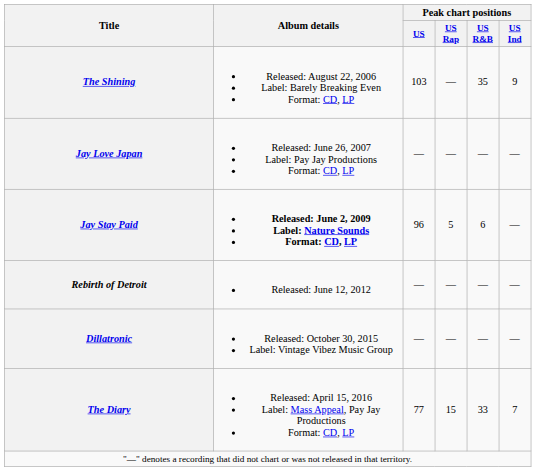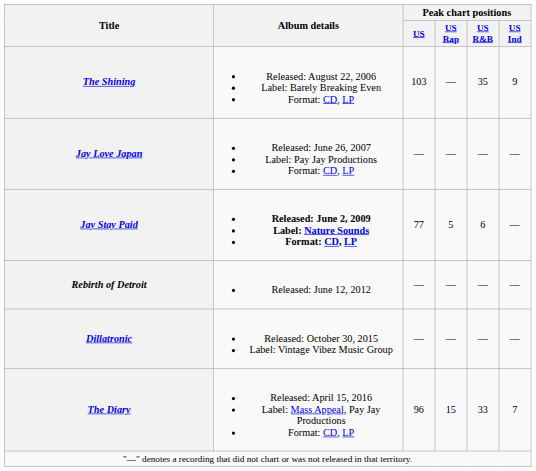(419, 225) 96 -> (419, 225) 77
(419, 410) 77 -> (419, 410) 96
